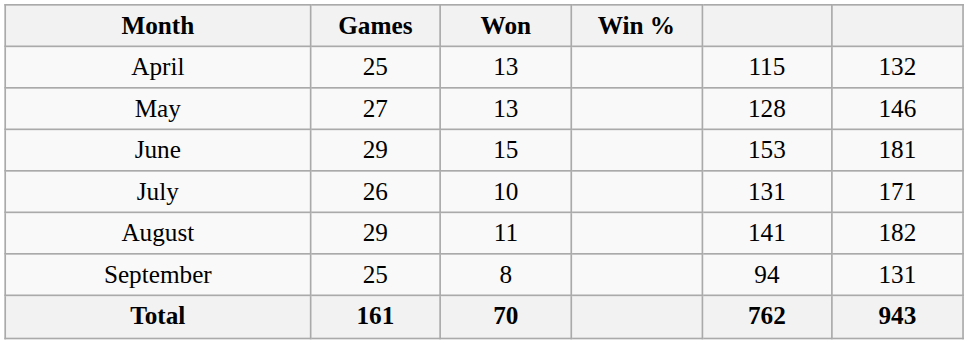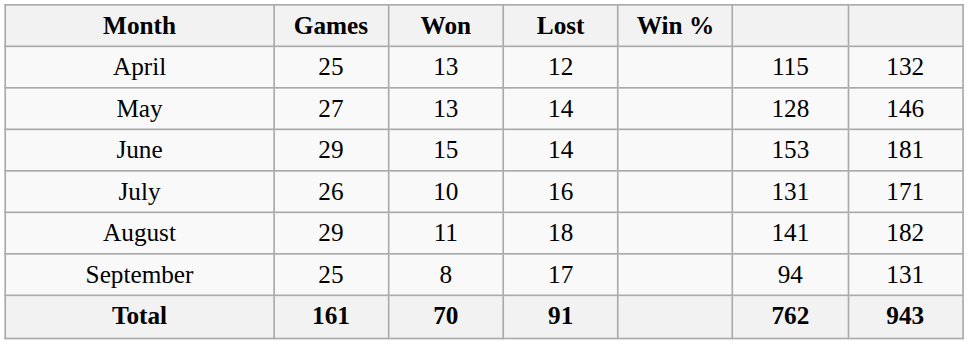+ column: (561, 25)
